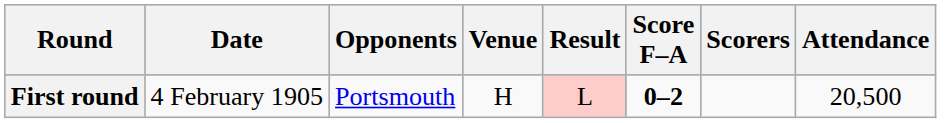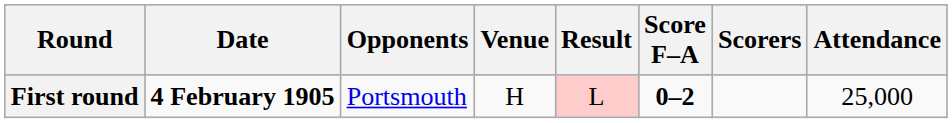(237, 95) normal -> (243, 95) bold
(866, 95) 20,500 -> (877, 95) 25,000
